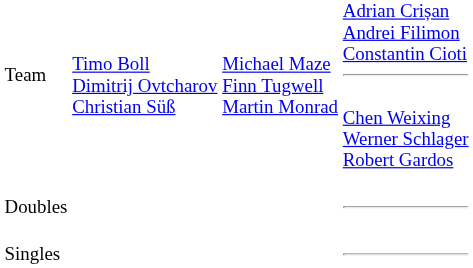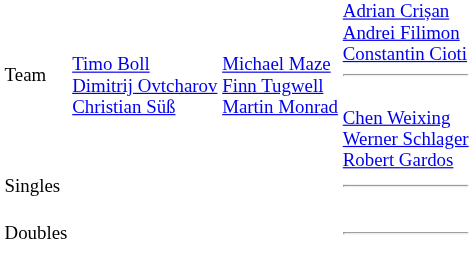rows swapped: (32, 254) <-> (36, 207)
